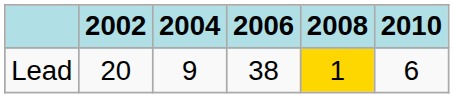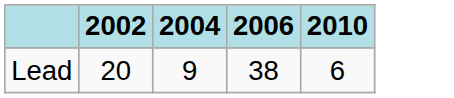- column: (337, 26)
